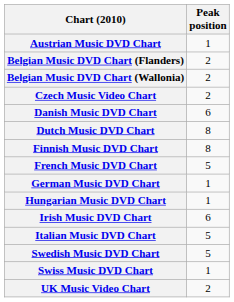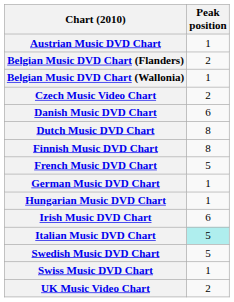(208, 78) 2 -> (208, 78) 1
(208, 235) no background -> (208, 235) paleturquoise background
